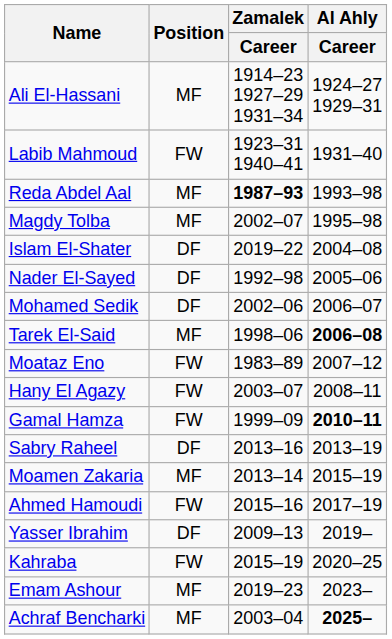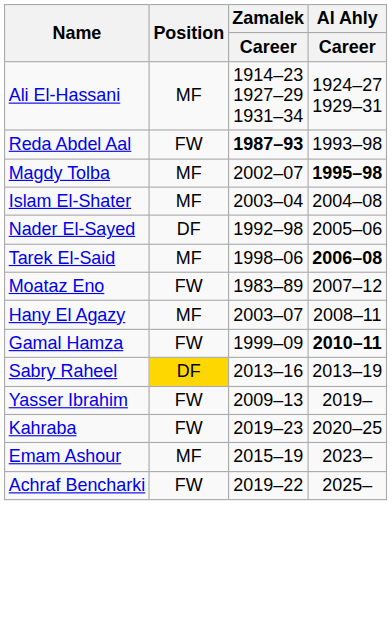- row: (73, 154)
(189, 192) MF -> (189, 144) FW
(347, 221) normal -> (347, 172) bold
(189, 249) DF -> (189, 201) MF
(268, 249) 2019–22 -> (268, 201) 2003–04
- row: (73, 306)
(189, 391) FW -> (189, 314) MF
(189, 448) no background -> (189, 371) gold background
- row: (76, 477)
- row: (75, 505)
(189, 533) DF -> (189, 400) FW
(268, 562) 2015–19 -> (268, 428) 2019–23
(268, 590) 2019–23 -> (268, 456) 2015–19
(189, 619) MF -> (189, 485) FW
(268, 619) 2003–04 -> (268, 485) 2019–22
(347, 619) bold -> (347, 485) normal
